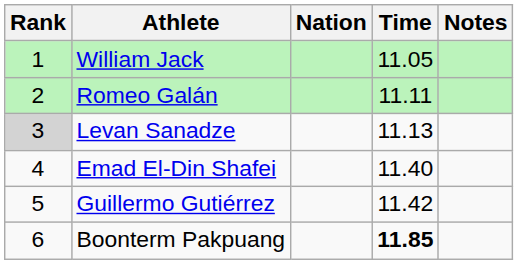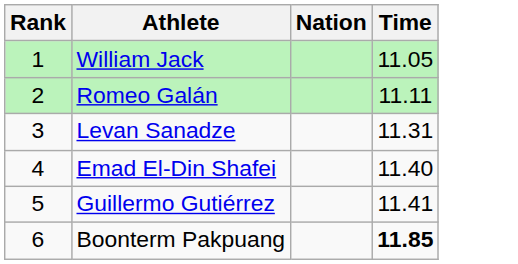- column: (476, 22)
(38, 131) lightgrey background -> (38, 131) no background
(405, 131) 11.13 -> (405, 131) 11.31
(405, 204) 11.42 -> (405, 204) 11.41
